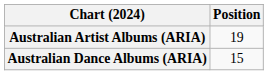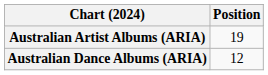(237, 59) 15 -> (237, 59) 12
